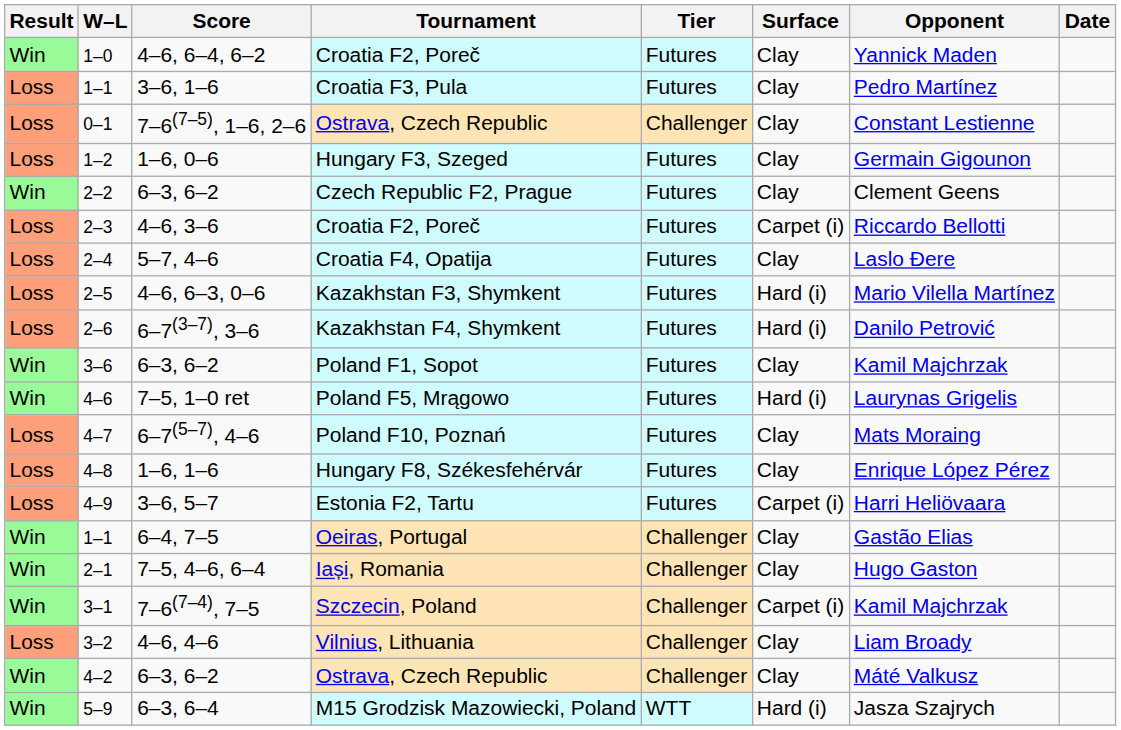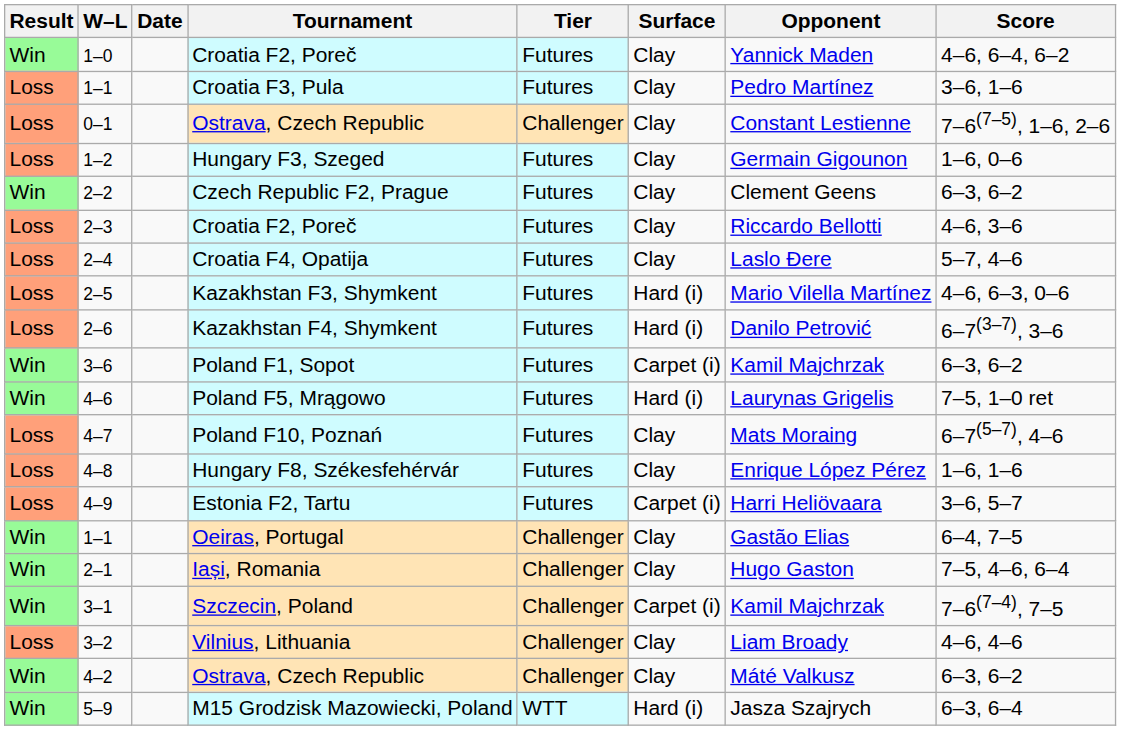columns swapped: (1087, 21) <-> (222, 21)
(801, 226) Carpet (i) -> (654, 226) Clay
(778, 364) Clay -> (677, 364) Carpet (i)
